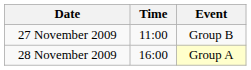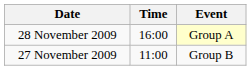rows swapped: (67, 34) <-> (67, 55)
